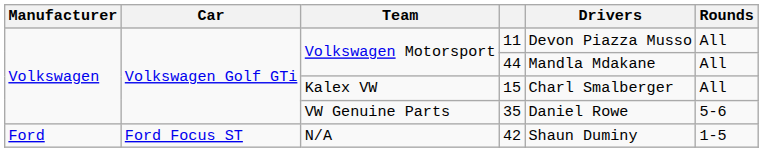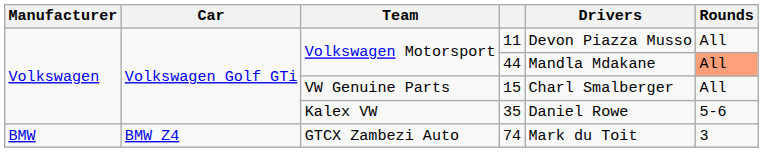(713, 64) no background -> (713, 64) lightsalmon background
(341, 88) Kalex VW -> (377, 88) VW Genuine Parts
(377, 112) VW Genuine Parts -> (341, 112) Kalex VW
- row: (512, 136)
+ row: (512, 136)
